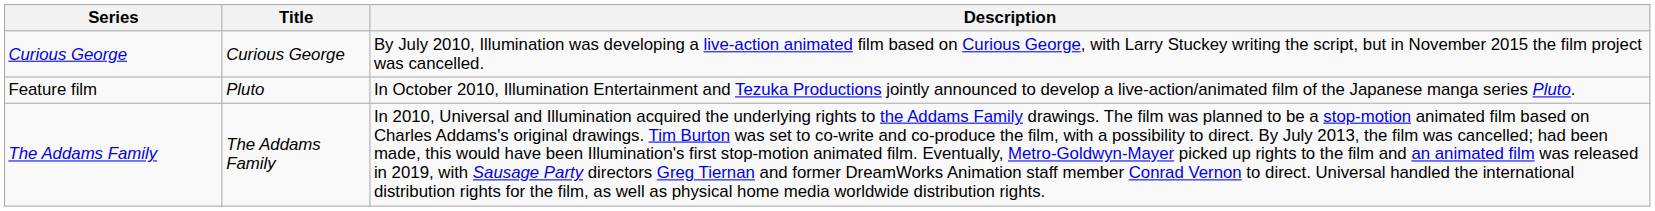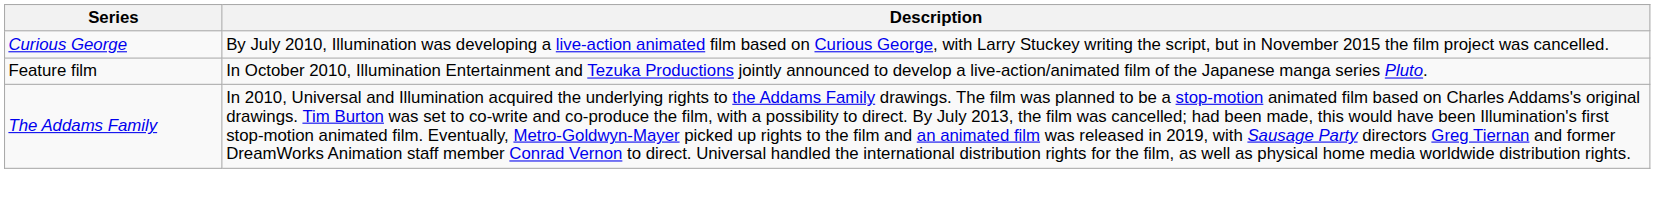- column: (296, 17)
